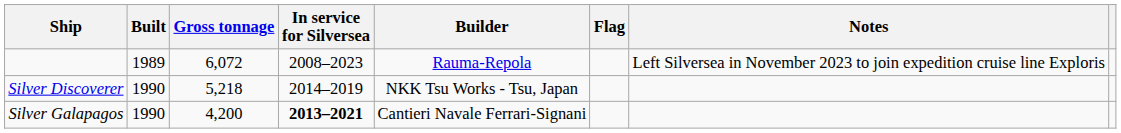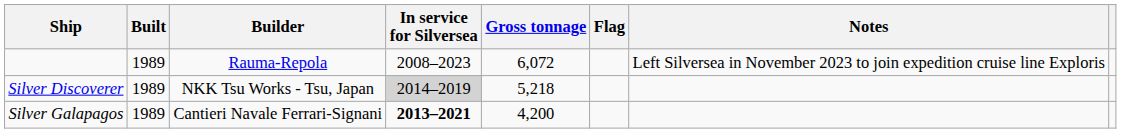columns swapped: (482, 26) <-> (224, 26)
(148, 88) 1990 -> (148, 88) 1989
(326, 88) no background -> (434, 88) lightgrey background
(148, 114) 1990 -> (148, 114) 1989
